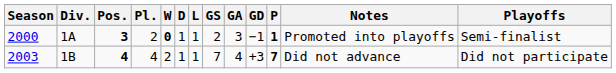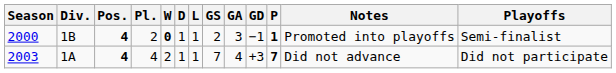(68, 36) 1A -> (68, 36) 1B
(124, 36) 3 -> (124, 36) 4
(68, 57) 1B -> (68, 57) 1A
